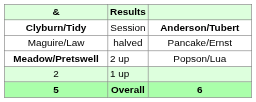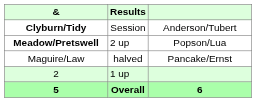(200, 27) bold -> (200, 27) normal
rows swapped: (56, 43) <-> (56, 58)
